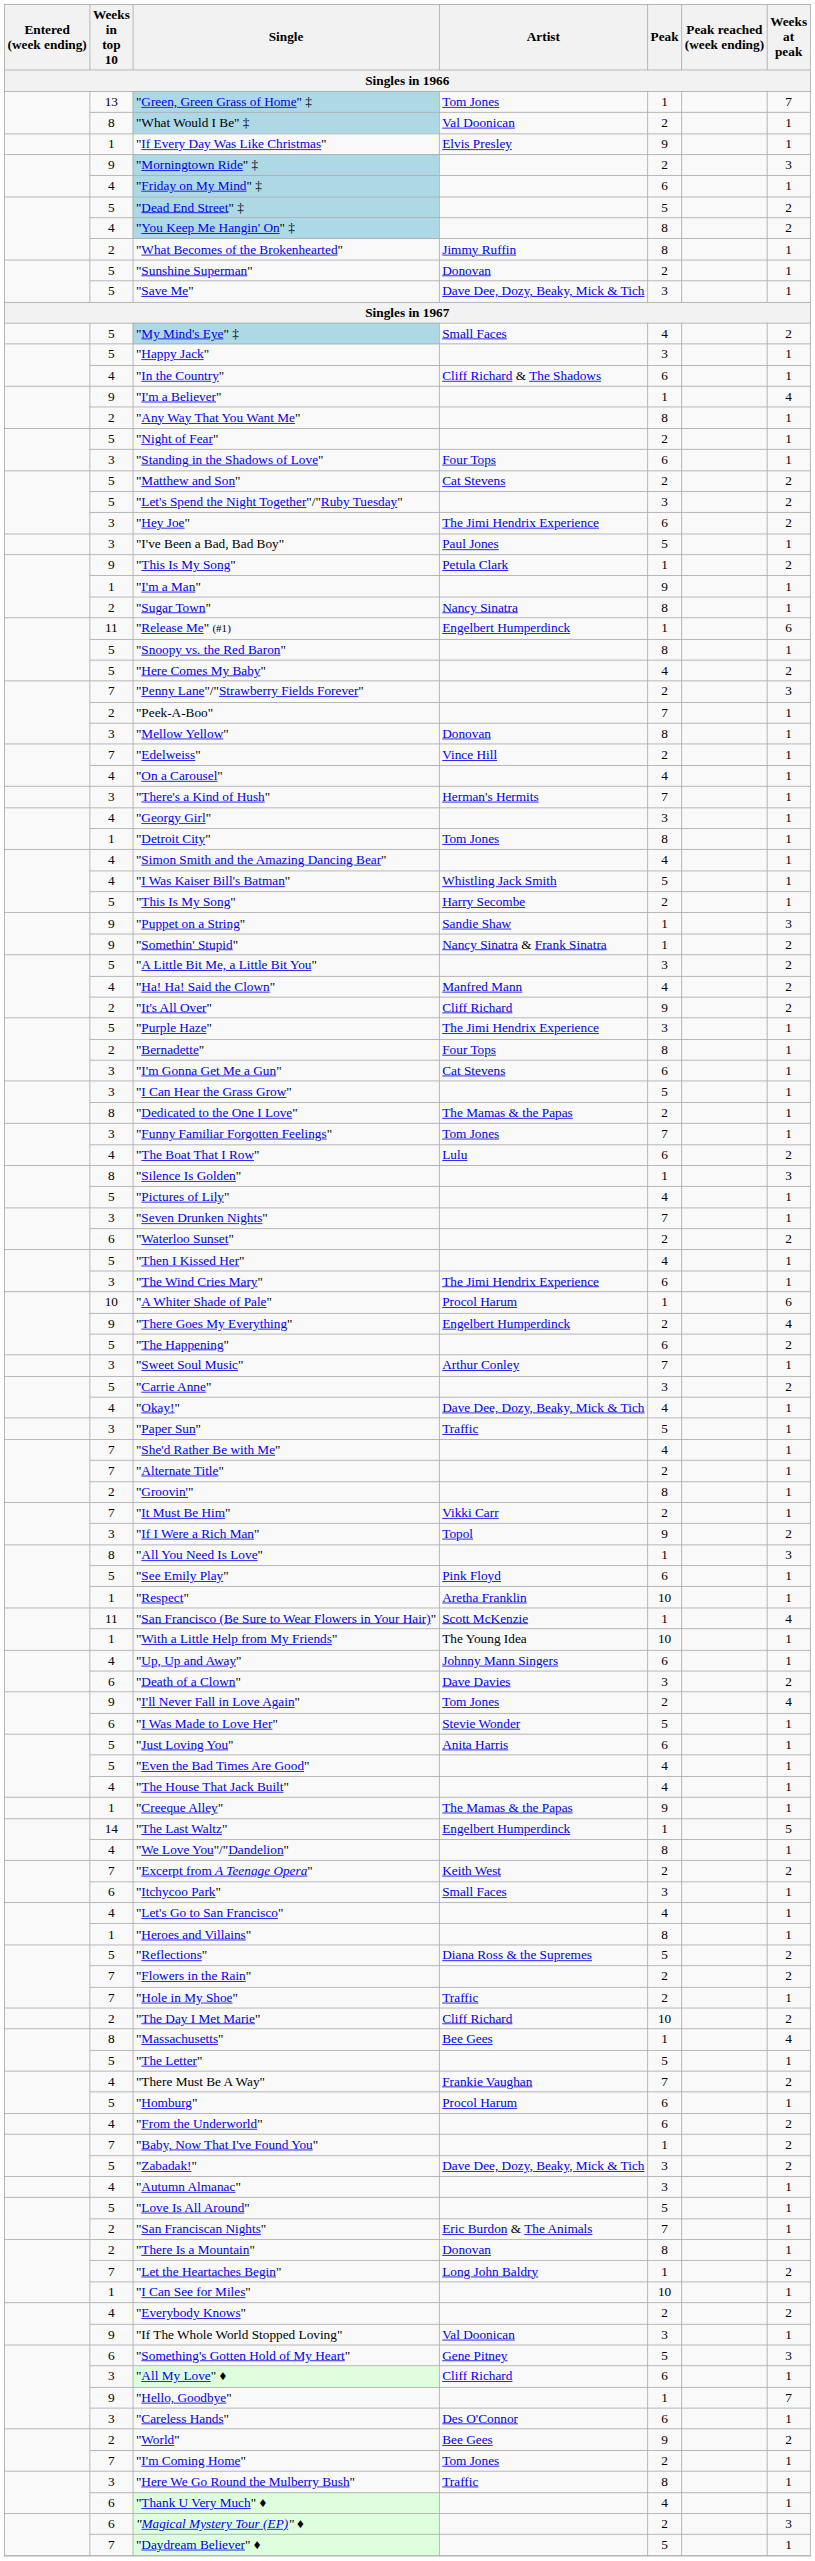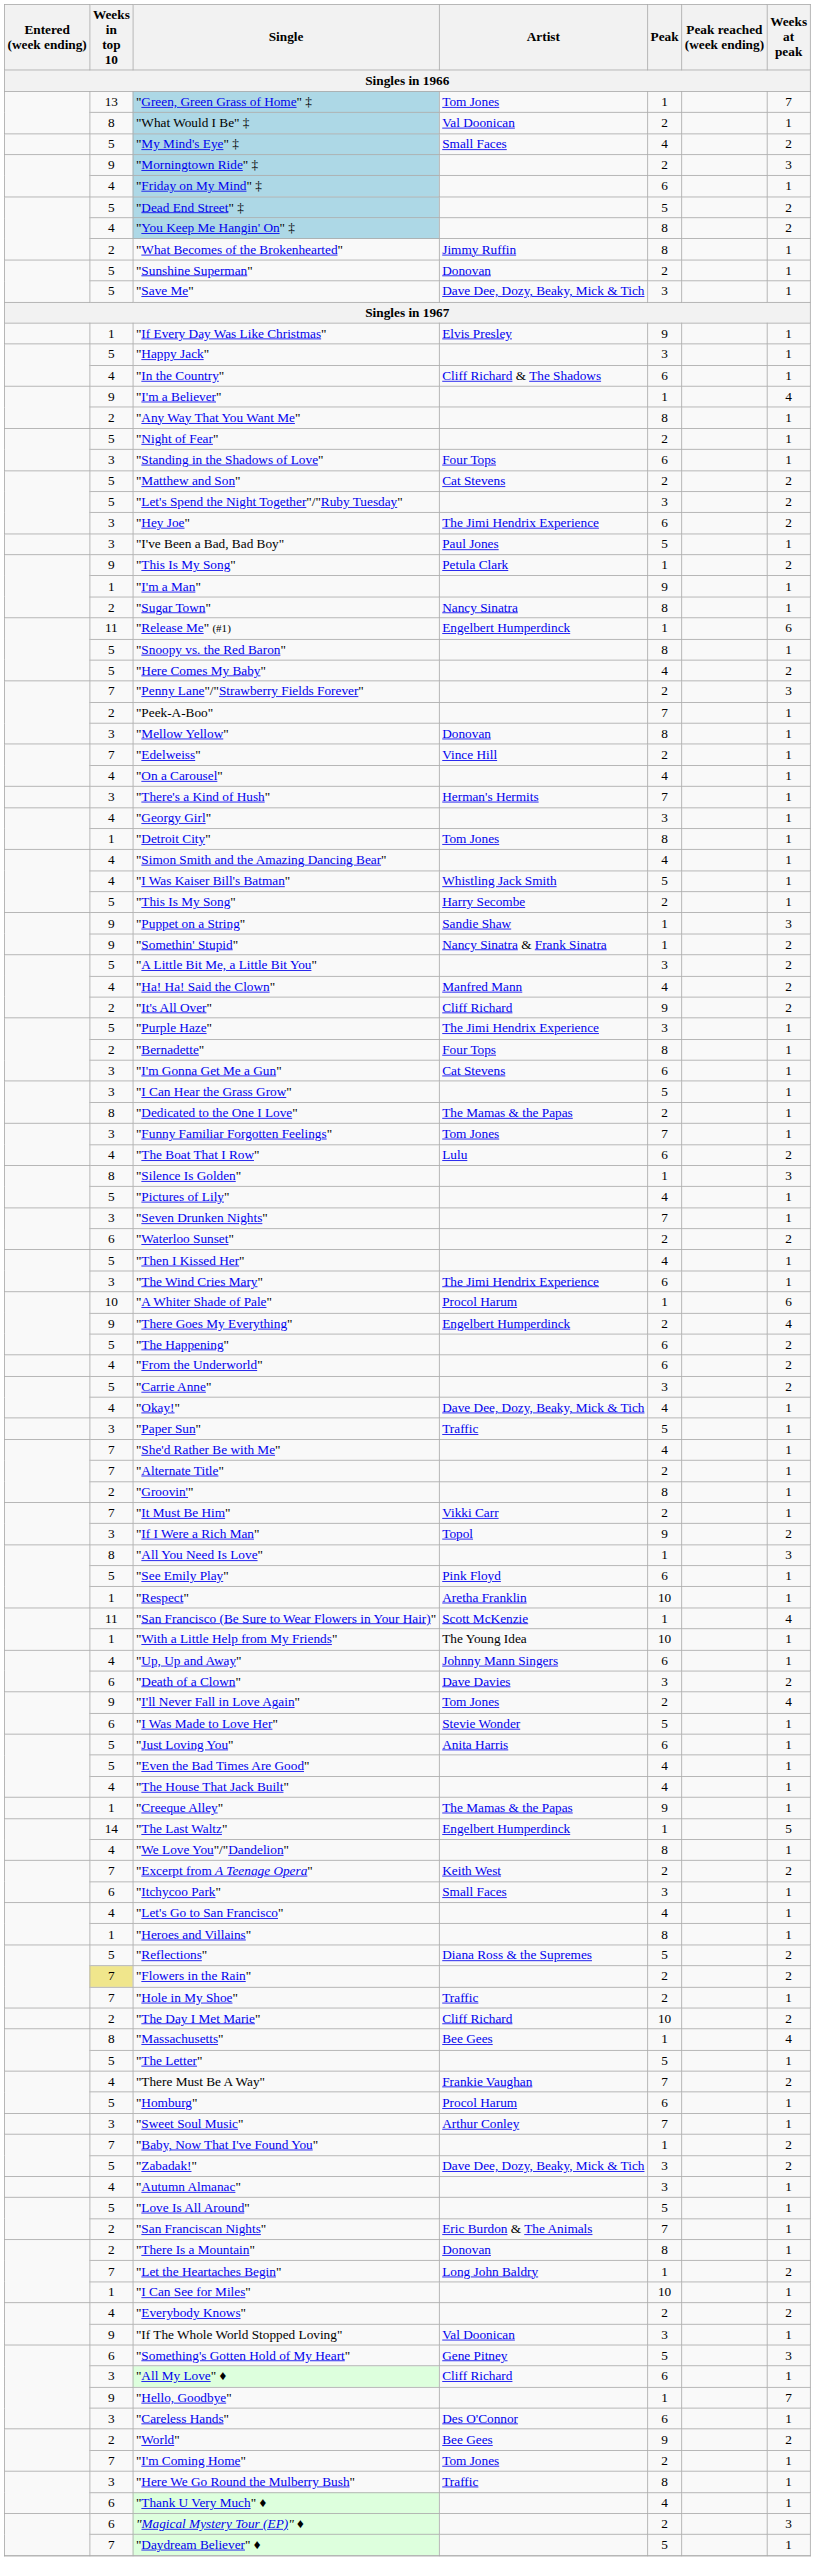rows swapped: (187, 333) <-> (231, 144)
rows swapped: (190, 1365) <-> (199, 2123)
(111, 1976) no background -> (111, 1976) khaki background
